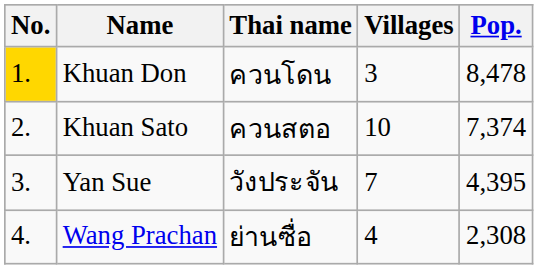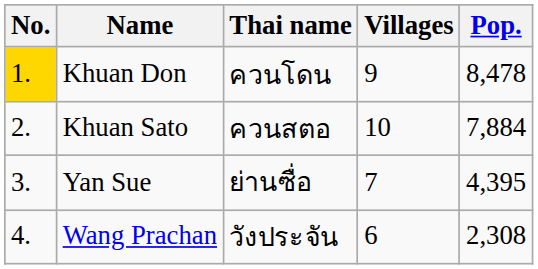(371, 73) 3 -> (371, 73) 9
(496, 127) 7,374 -> (496, 127) 7,884
(284, 182) วังประจัน -> (271, 182) ย่านซื่อ
(271, 236) ย่านซื่อ -> (284, 236) วังประจัน
(371, 236) 4 -> (371, 236) 6
